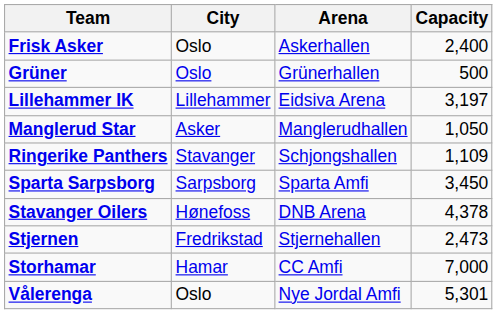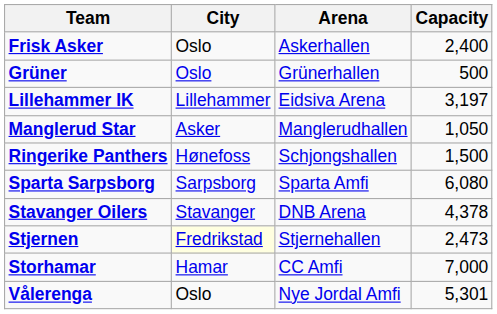(215, 156) Stavanger -> (213, 156) Hønefoss
(466, 156) 1,109 -> (466, 156) 1,500
(466, 184) 3,450 -> (466, 184) 6,080
(213, 211) Hønefoss -> (215, 211) Stavanger
(219, 239) no background -> (219, 239) lightyellow background
